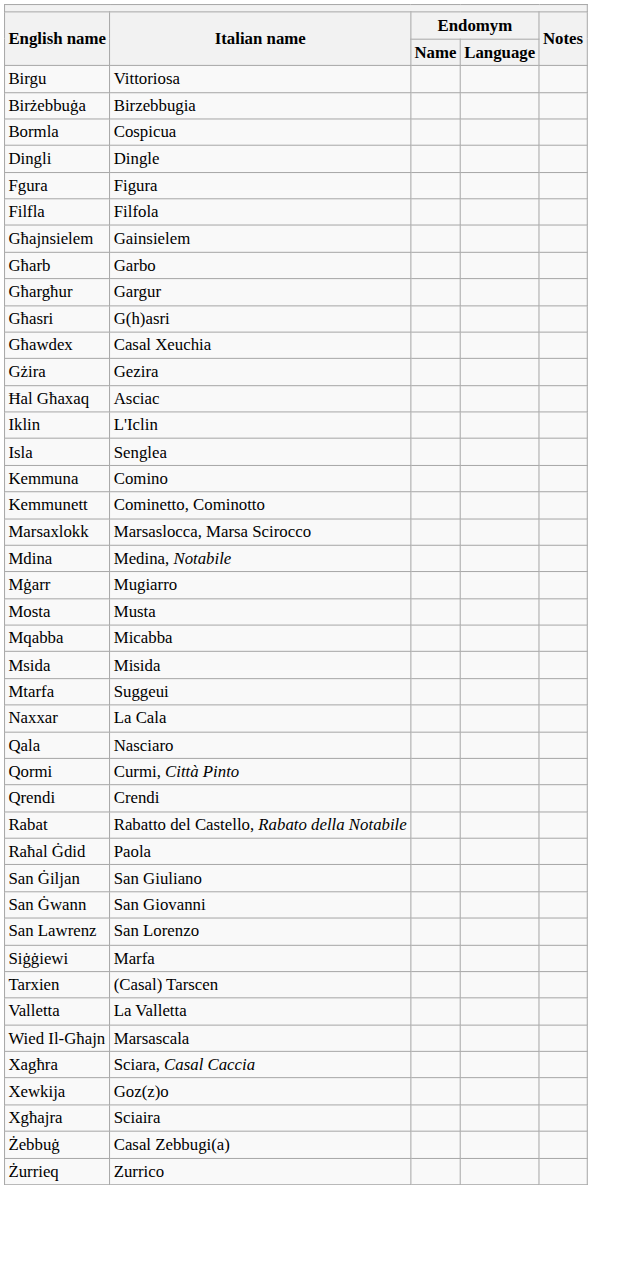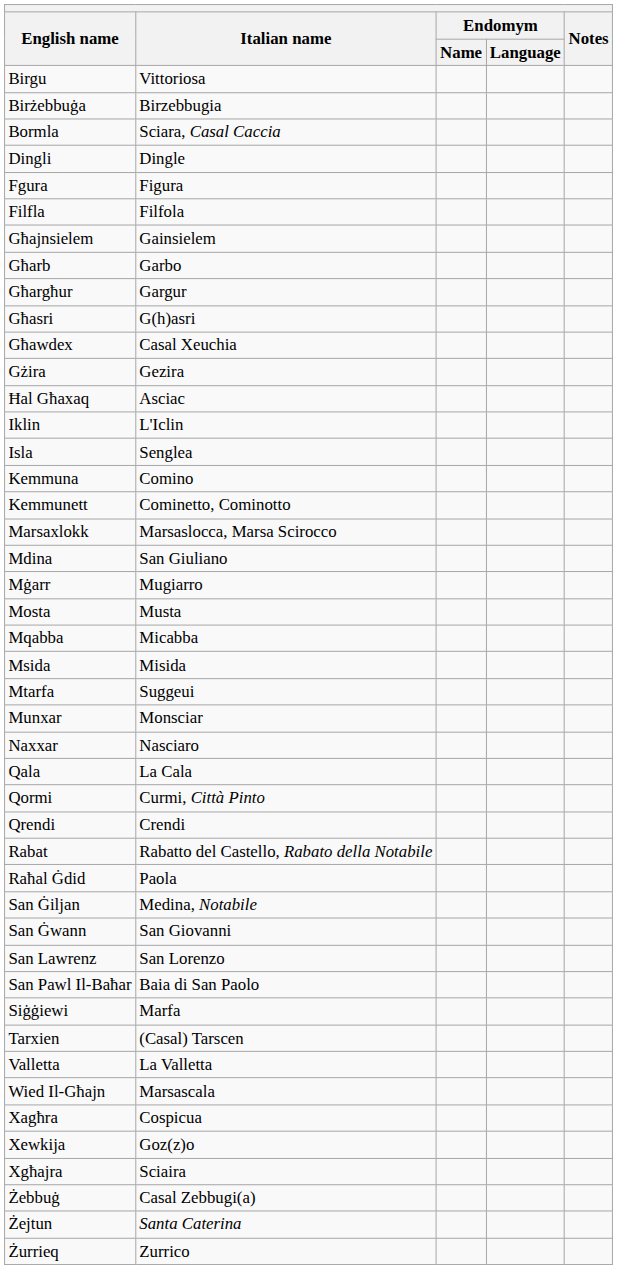(145, 132) Cospicua -> (210, 132) Sciara, Casal Caccia
(173, 558) Medina, Notabile -> (183, 558) San Giuliano
+ row: (35, 718)
(140, 718) La Cala -> (169, 744) Nasciaro
(144, 744) Nasciaro -> (166, 771) La Cala
(158, 878) San Giuliano -> (198, 904) Medina, Notabile
+ row: (70, 984)
(184, 1064) Sciara, Casal Caccia -> (171, 1117) Cospicua
+ row: (30, 1224)
